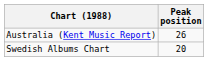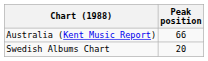(181, 35) 26 -> (181, 35) 66
